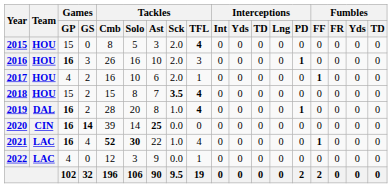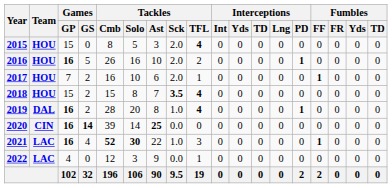(88, 61) 3 -> (88, 61) 5
(199, 61) 3 -> (199, 61) 2
(68, 77) 4 -> (68, 77) 7
(199, 142) 4 -> (199, 142) 3
